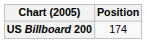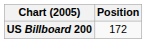(118, 30) 174 -> (118, 30) 172
